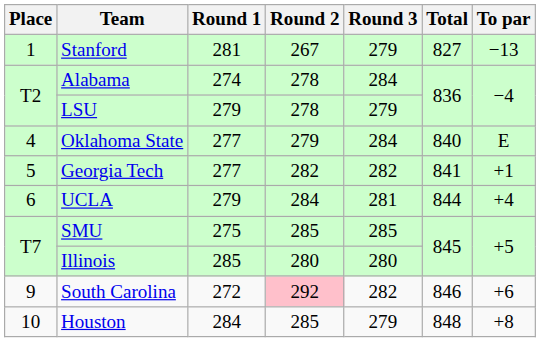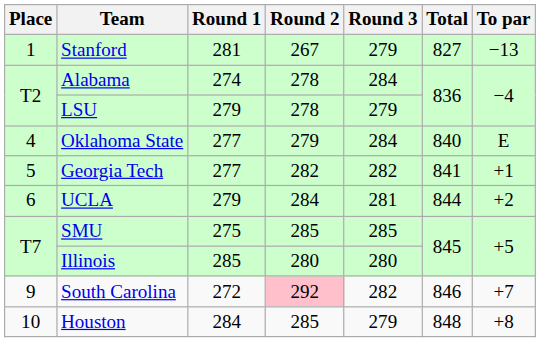(504, 200) +4 -> (504, 200) +2
(504, 291) +6 -> (504, 291) +7
